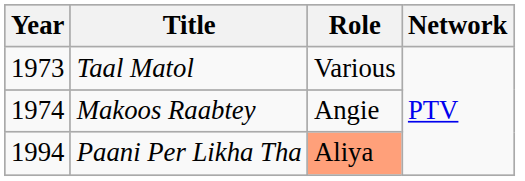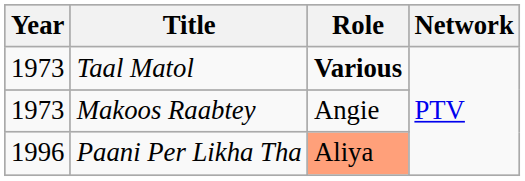(355, 68) normal -> (358, 68) bold
(38, 110) 1974 -> (38, 110) 1973
(38, 152) 1994 -> (38, 152) 1996
